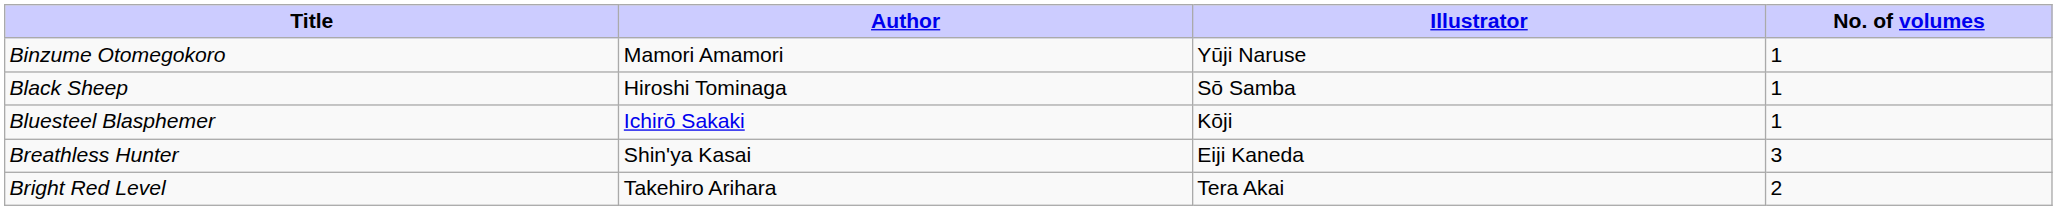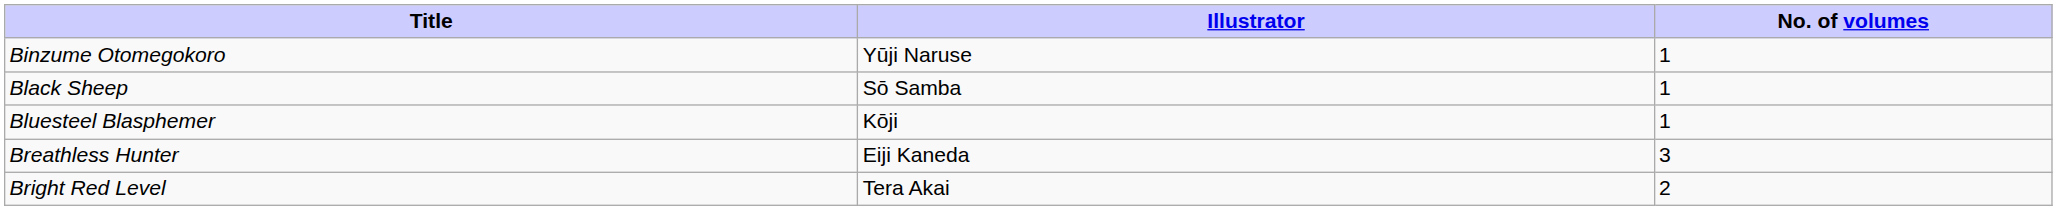- column: (906, 21)
